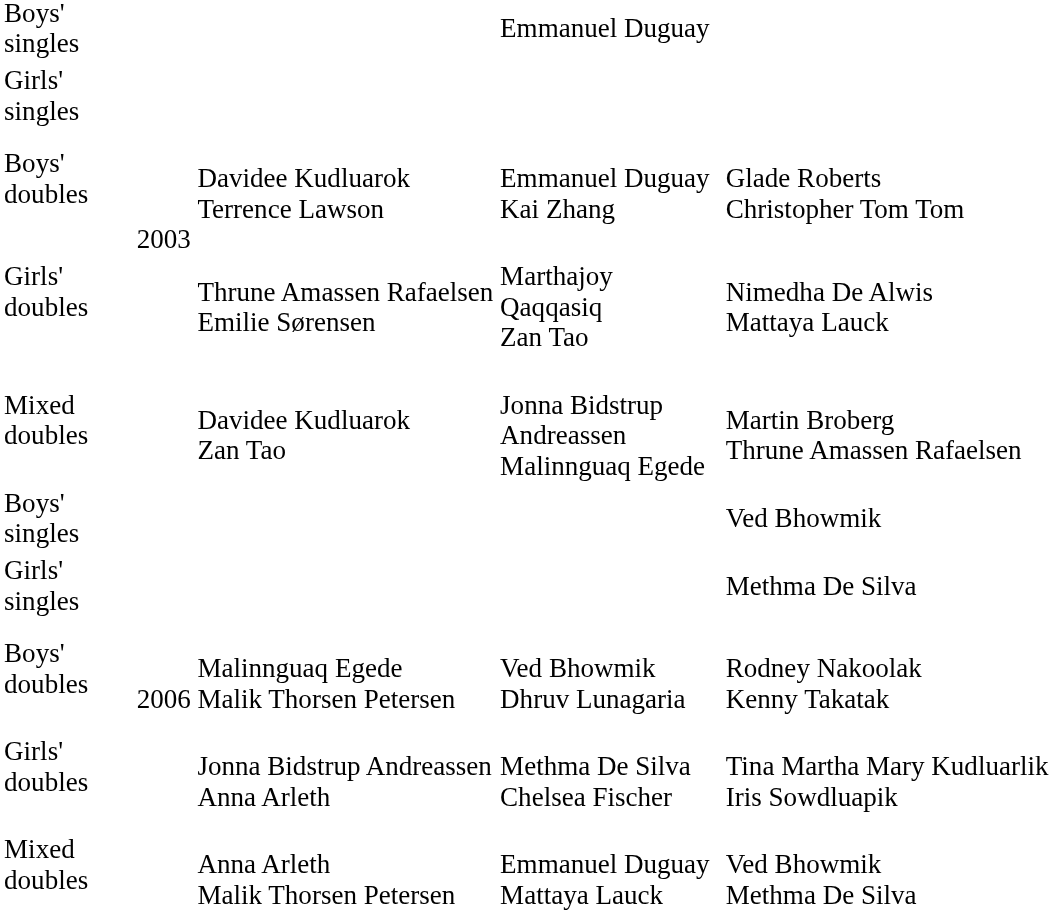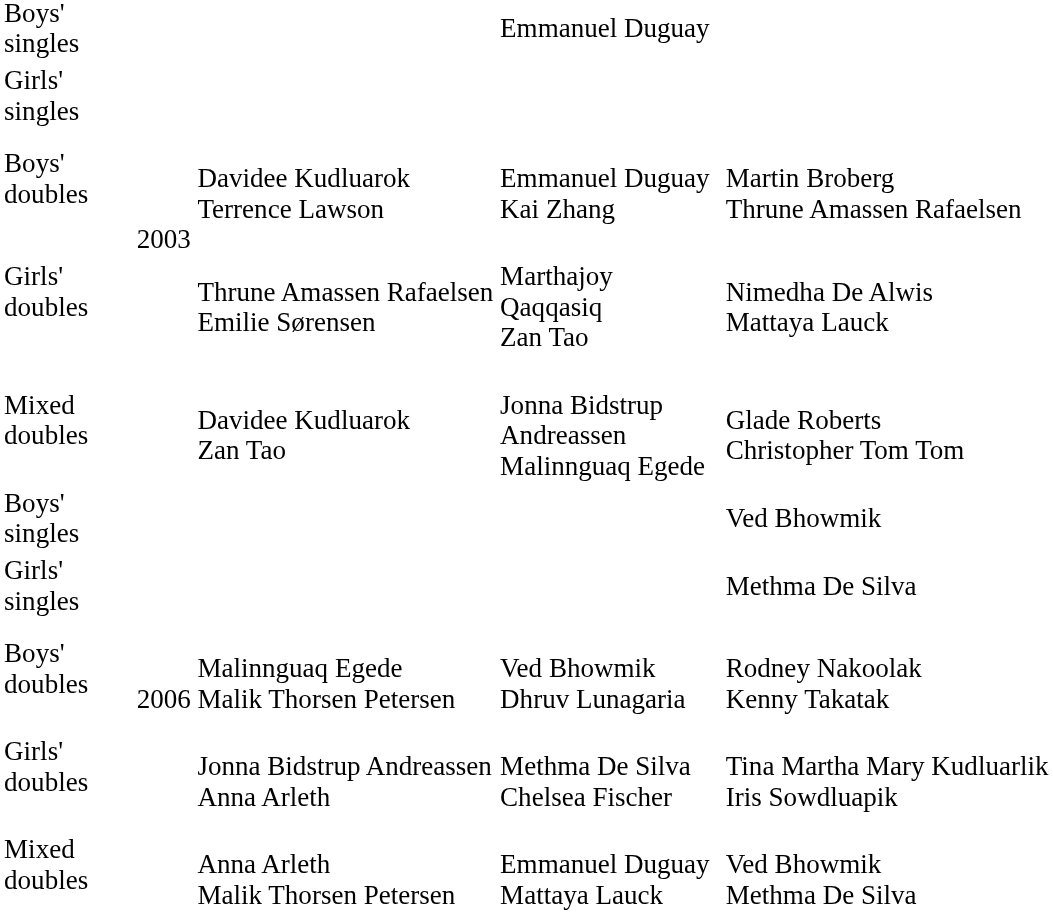(845, 193) Glade Roberts Christopher Tom Tom -> (874, 193) Martin Broberg Thrune Amassen Rafaelsen
(874, 435) Martin Broberg Thrune Amassen Rafaelsen -> (845, 435) Glade Roberts Christopher Tom Tom
